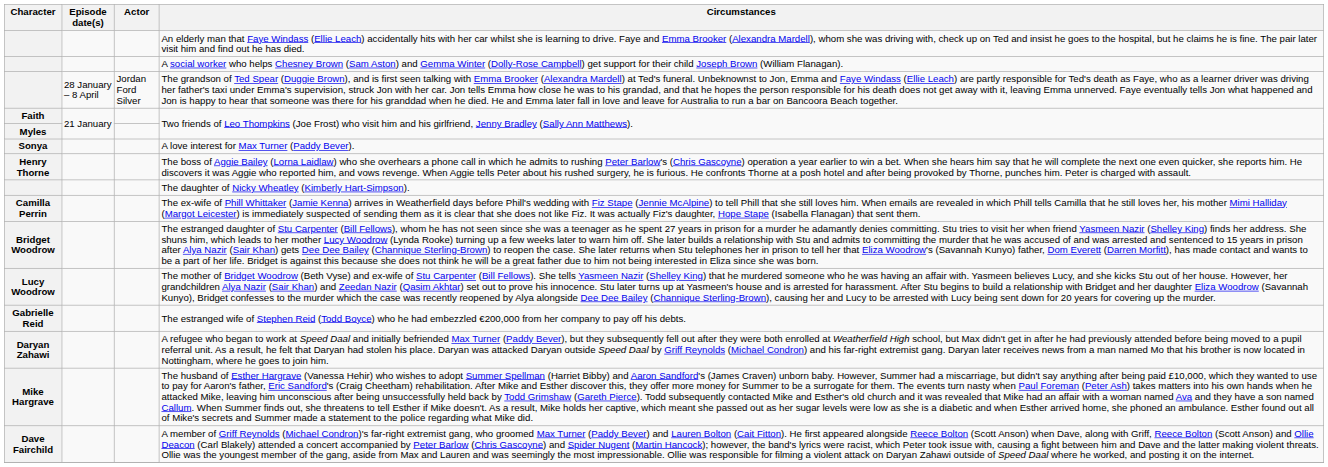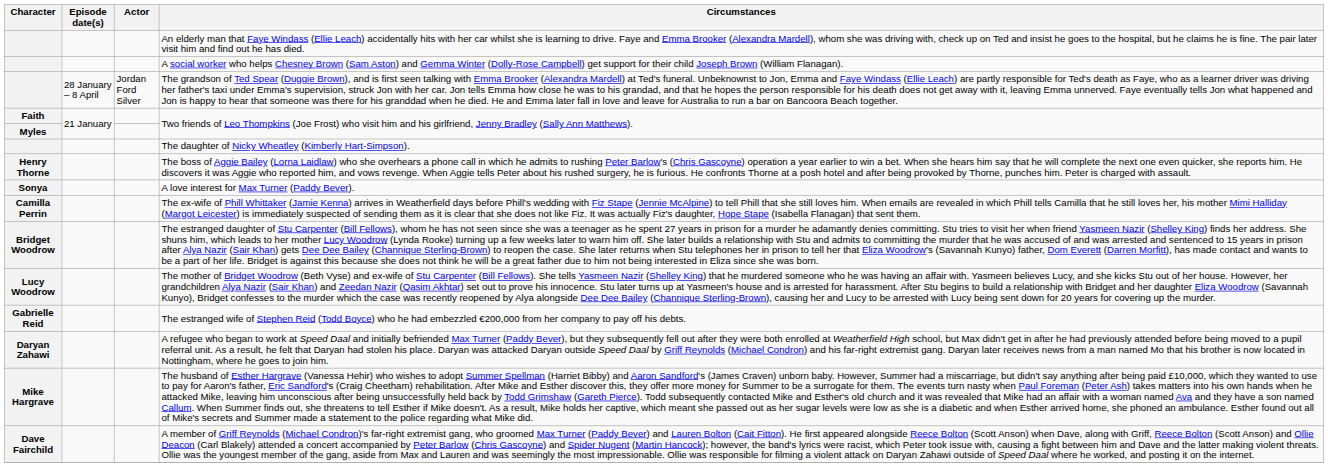rows swapped: (33, 188) <-> (33, 147)
